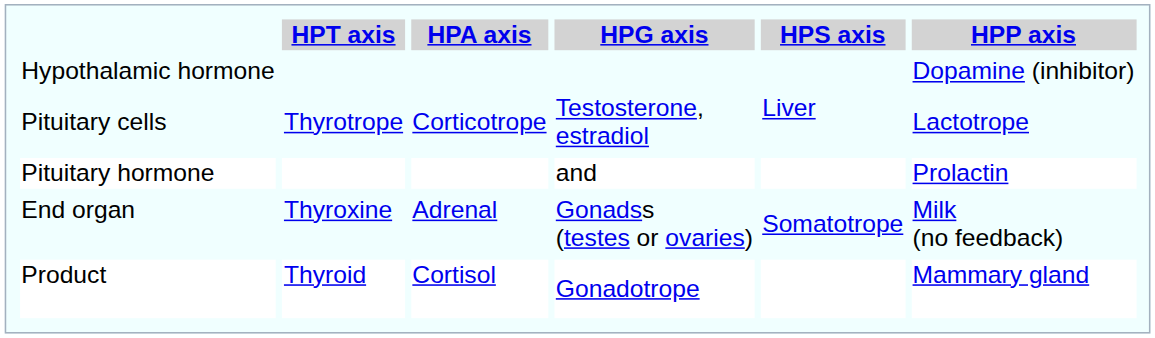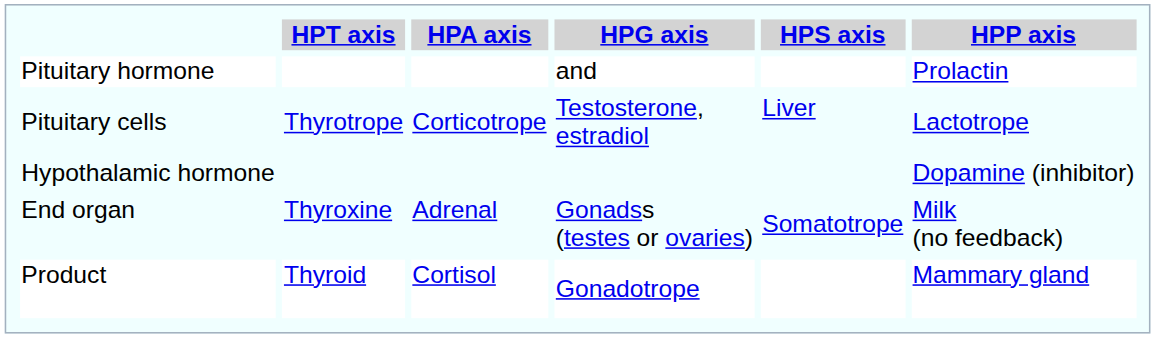rows swapped: (148, 71) <-> (118, 172)
